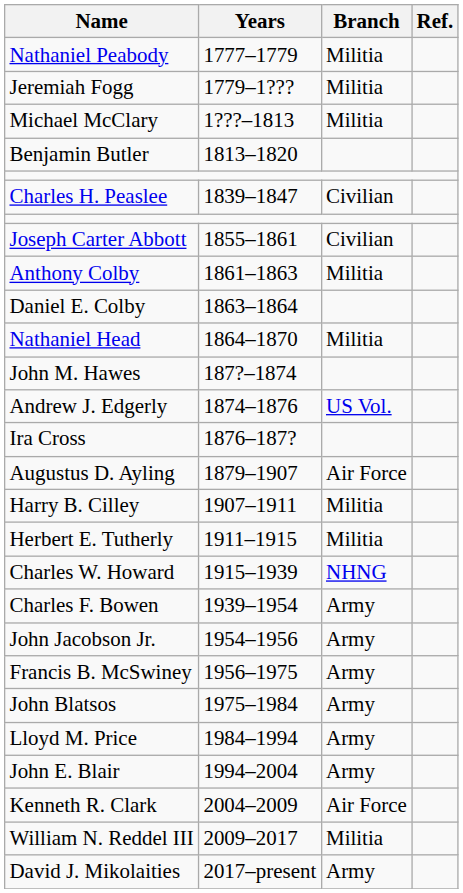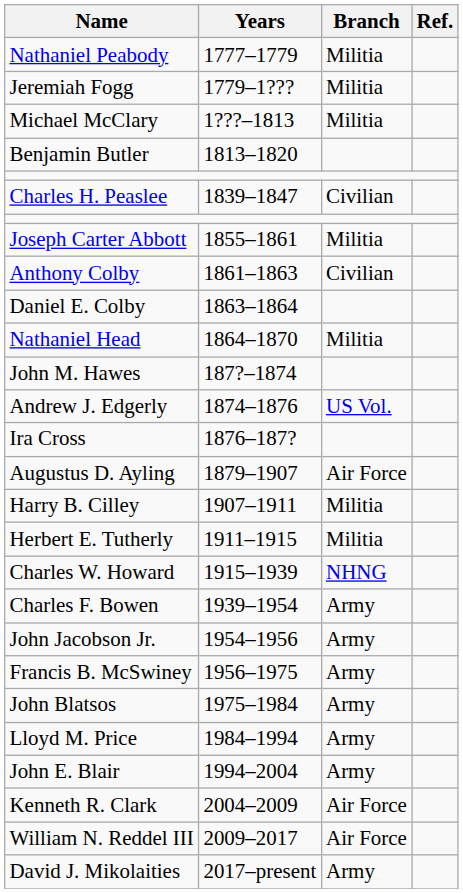(360, 239) Civilian -> (355, 239) Militia
(355, 273) Militia -> (360, 273) Civilian
(355, 838) Militia -> (366, 838) Air Force
